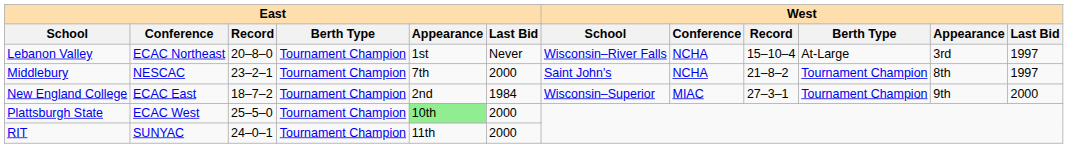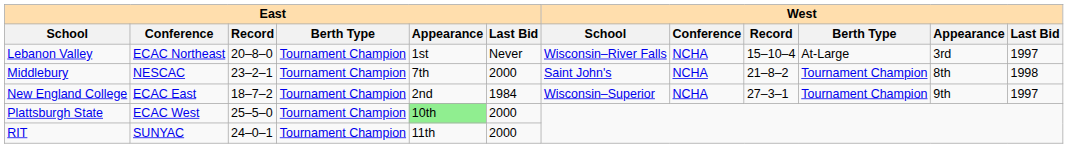(1024, 73) 1997 -> (1024, 73) 1998
(688, 93) MIAC -> (690, 93) NCHA
(1024, 93) 2000 -> (1024, 93) 1997
